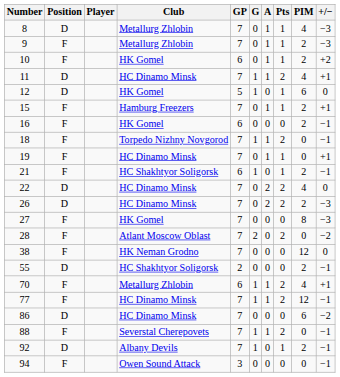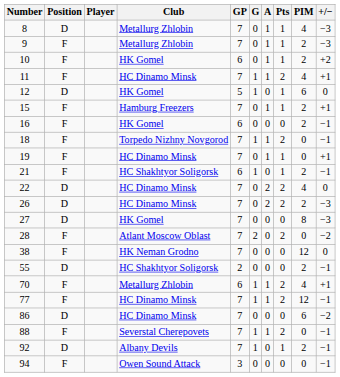(64, 76) D -> (64, 76) F
(64, 220) F -> (64, 220) D
